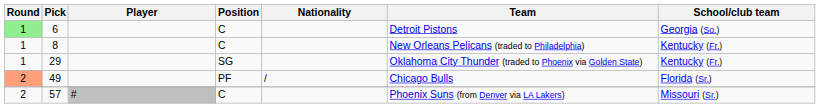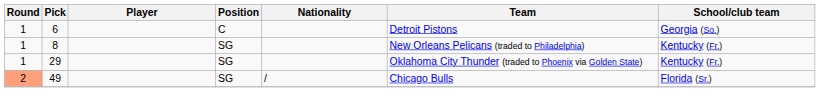(23, 29) lightgreen background -> (23, 29) no background
(222, 45) C -> (226, 45) SG
(225, 78) PF -> (226, 78) SG
- row: (55, 95)
